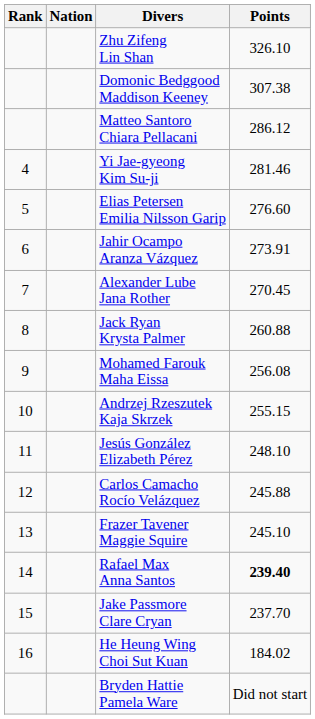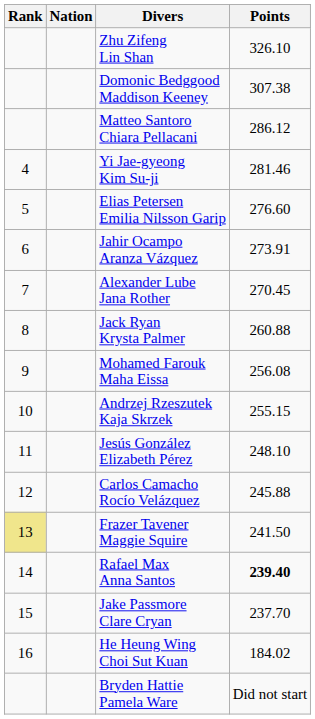(25, 532) no background -> (25, 532) khaki background
(270, 532) 245.10 -> (270, 532) 241.50
